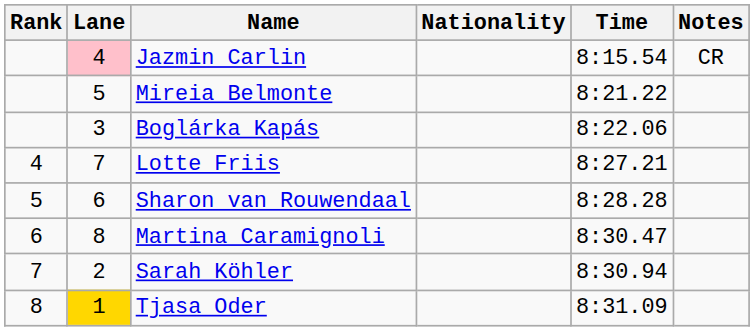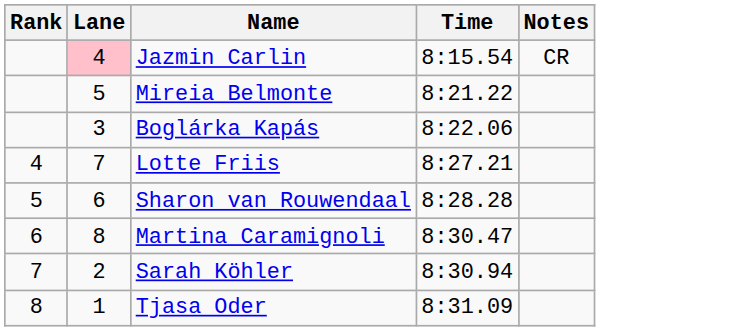- column: (493, 23)
(99, 307) gold background -> (99, 307) no background
